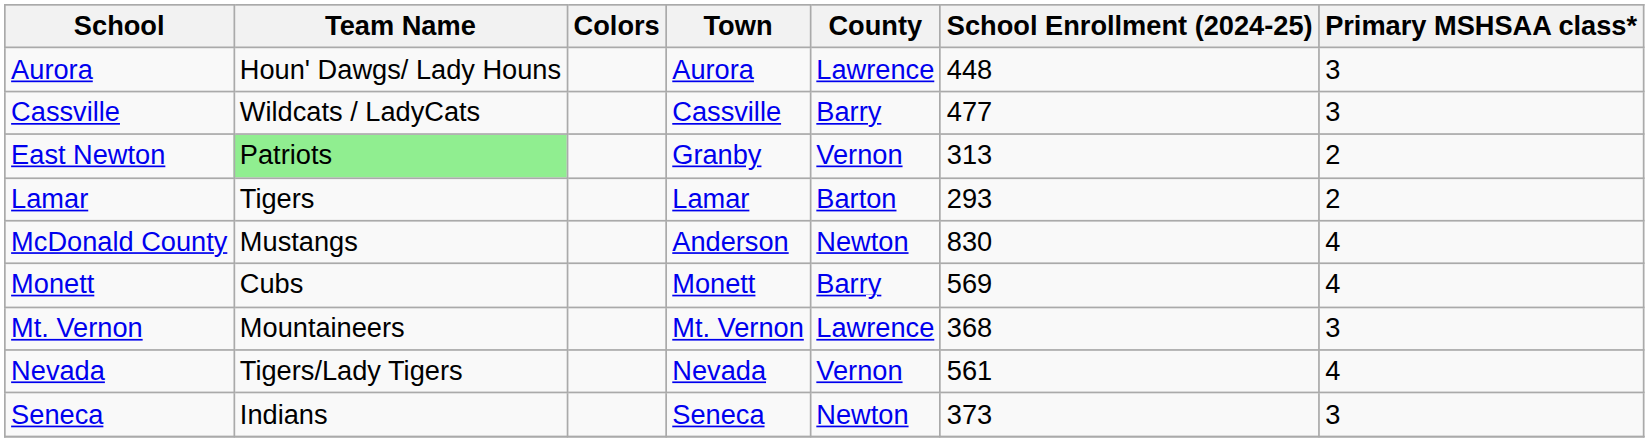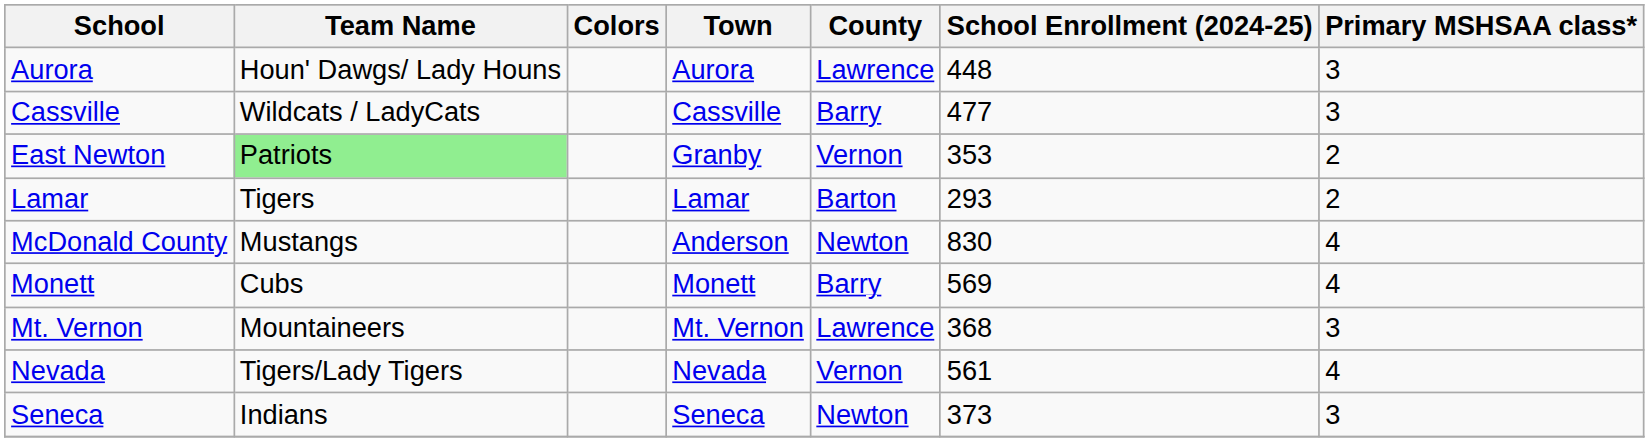(970, 155) 313 -> (970, 155) 353
